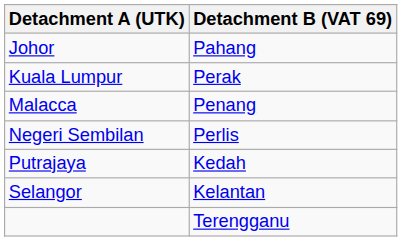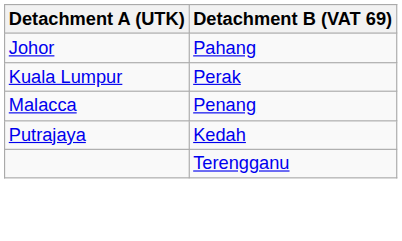- row: (76, 134)
- row: (45, 192)
